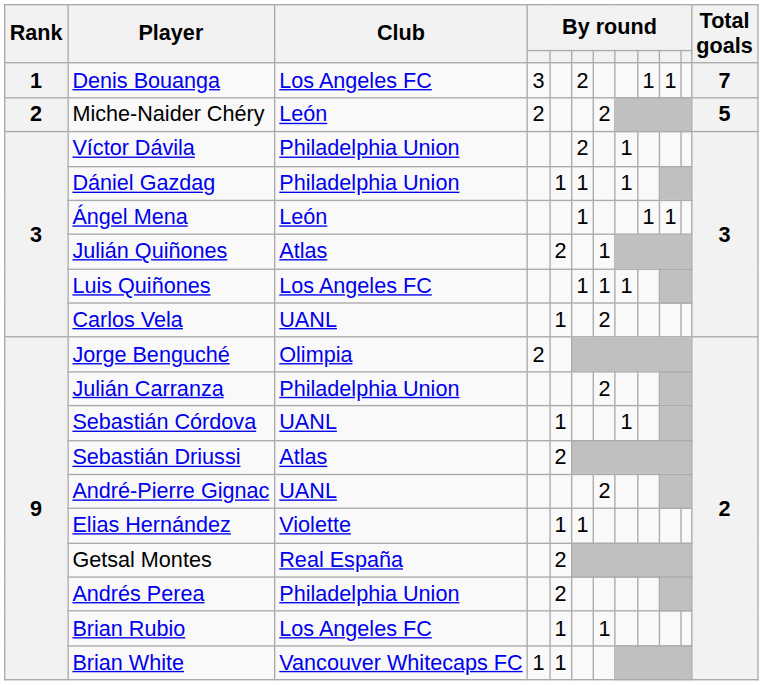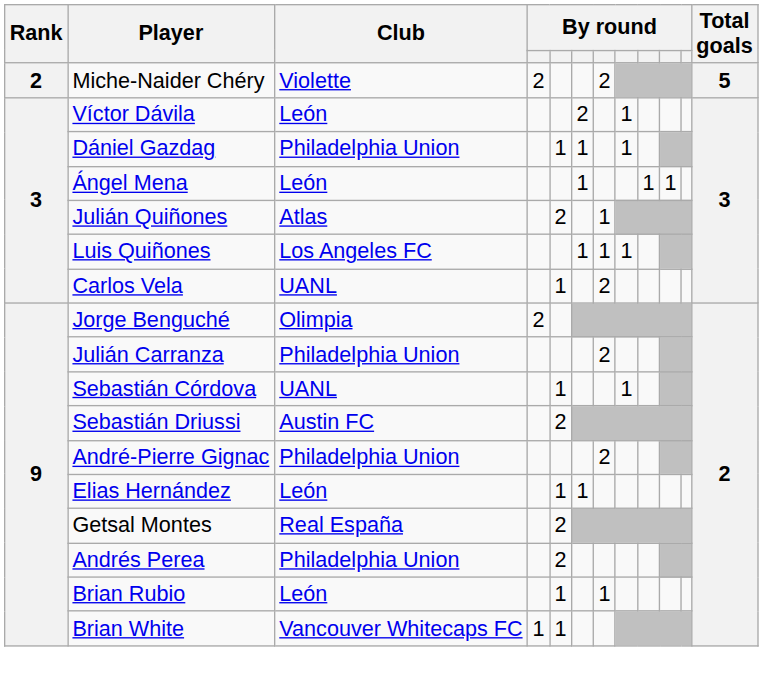- row: (146, 80)
(303, 114) León -> (315, 80) Violette
(369, 148) Philadelphia Union -> (303, 114) León
(303, 457) Atlas -> (327, 422) Austin FC
(308, 491) UANL -> (369, 457) Philadelphia Union
(315, 525) Violette -> (303, 491) León
(356, 628) Los Angeles FC -> (303, 594) León
